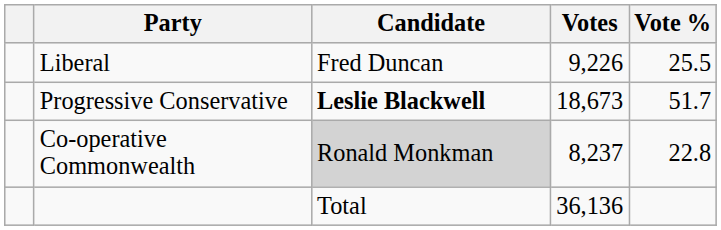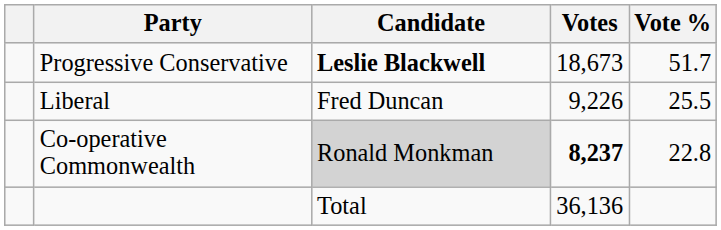rows swapped: (164, 100) <-> (75, 62)
(596, 153) normal -> (596, 153) bold
